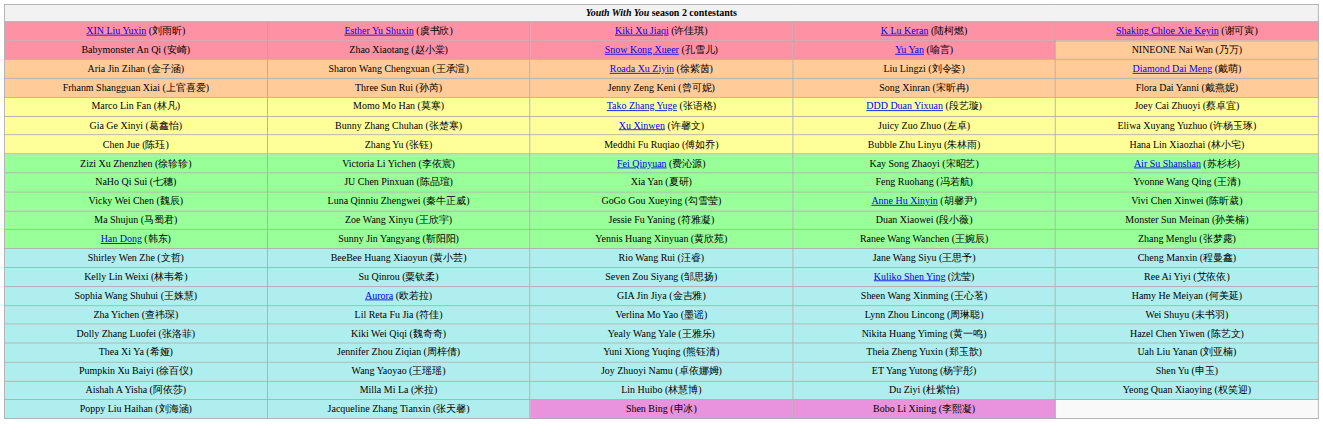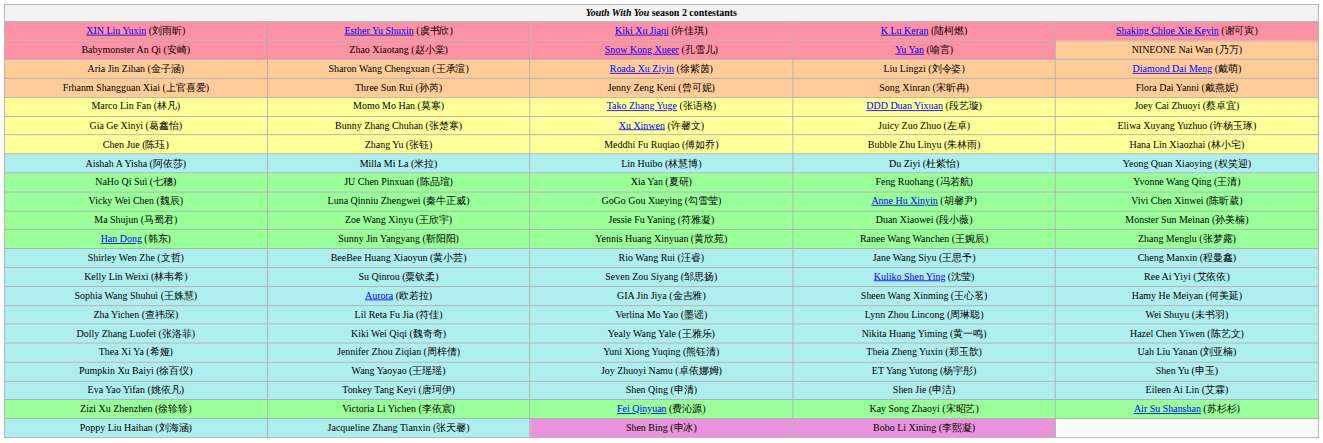rows swapped: (136, 163) <-> (136, 390)
+ row: (136, 390)
